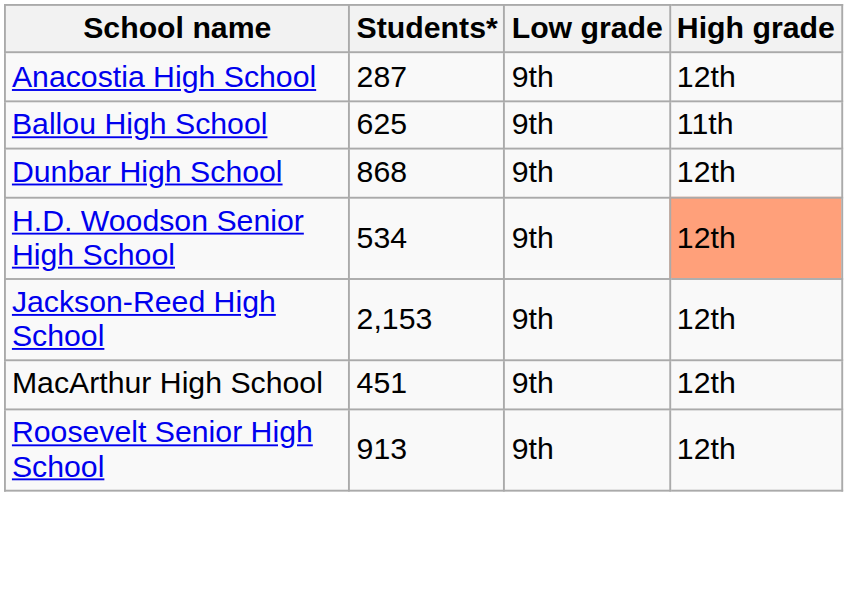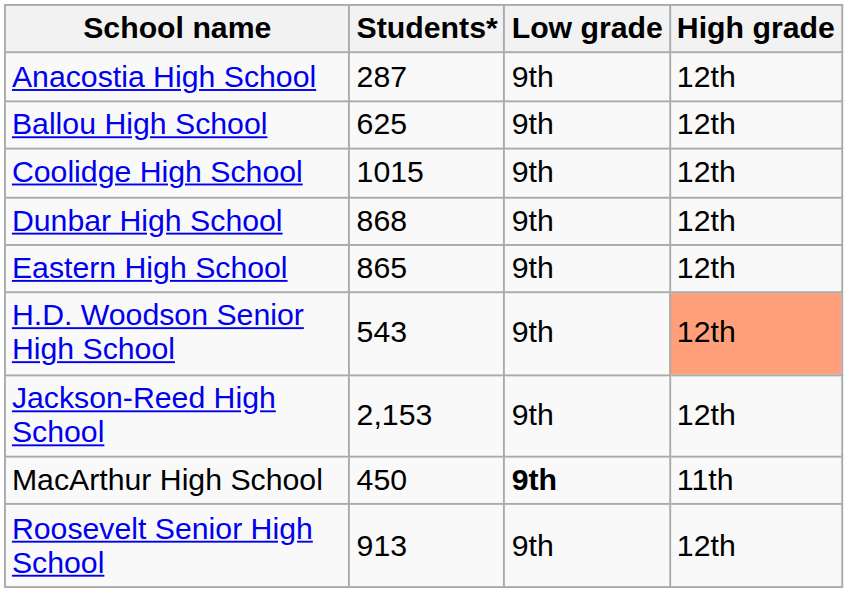(705, 124) 11th -> (706, 124) 12th
+ row: (157, 172)
+ row: (150, 268)
(382, 237) 534 -> (382, 333) 543
(382, 384) 451 -> (382, 480) 450
(533, 384) normal -> (534, 480) bold
(706, 384) 12th -> (705, 480) 11th
